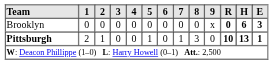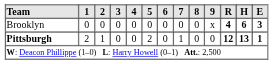(228, 25) 0 -> (228, 25) 4
(150, 38) 1 -> (150, 38) 2
(197, 38) 3 -> (197, 38) 0
(228, 38) 10 -> (228, 38) 12
